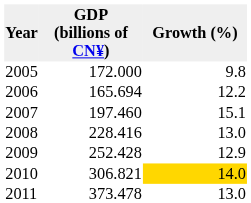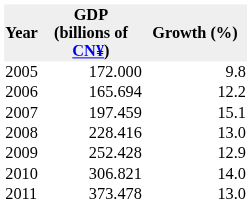(115, 112) 197.460 -> (115, 112) 197.459
(232, 173) gold background -> (232, 173) no background
